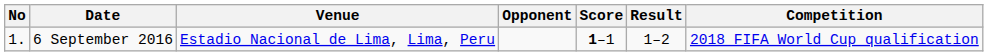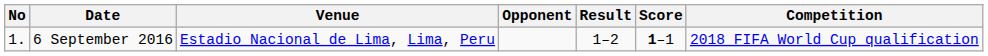columns swapped: (601, 16) <-> (657, 16)
